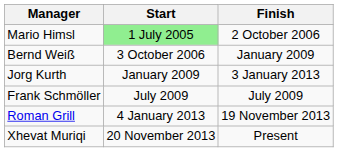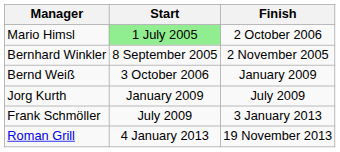+ row: (57, 55)
(276, 75) 3 January 2013 -> (278, 95) July 2009
(276, 95) July 2009 -> (278, 116) 3 January 2013
- row: (46, 136)
